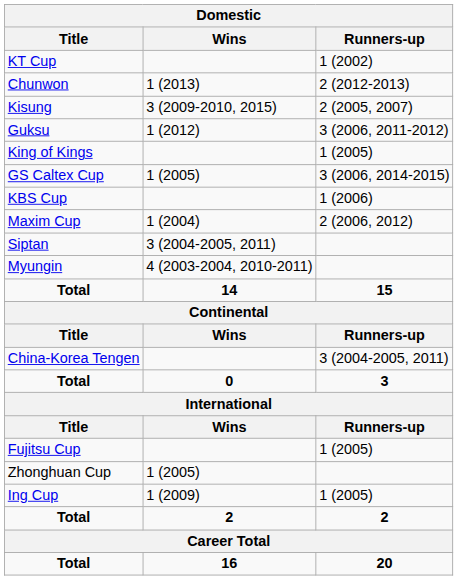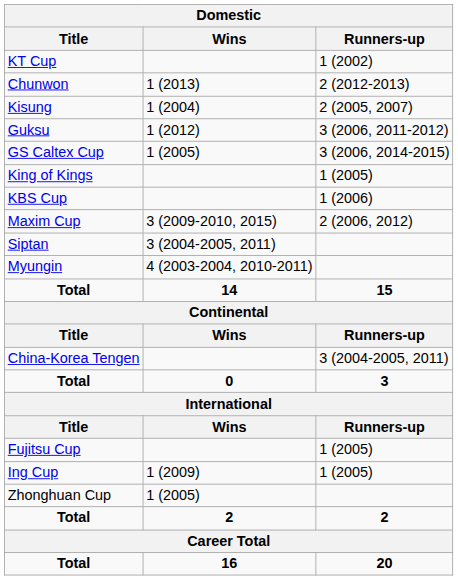(211, 107) 3 (2009-2010, 2015) -> (173, 107) 1 (2004)
rows swapped: (50, 152) <-> (56, 175)
(173, 221) 1 (2004) -> (211, 221) 3 (2009-2010, 2015)
rows swapped: (59, 472) <-> (33, 495)
